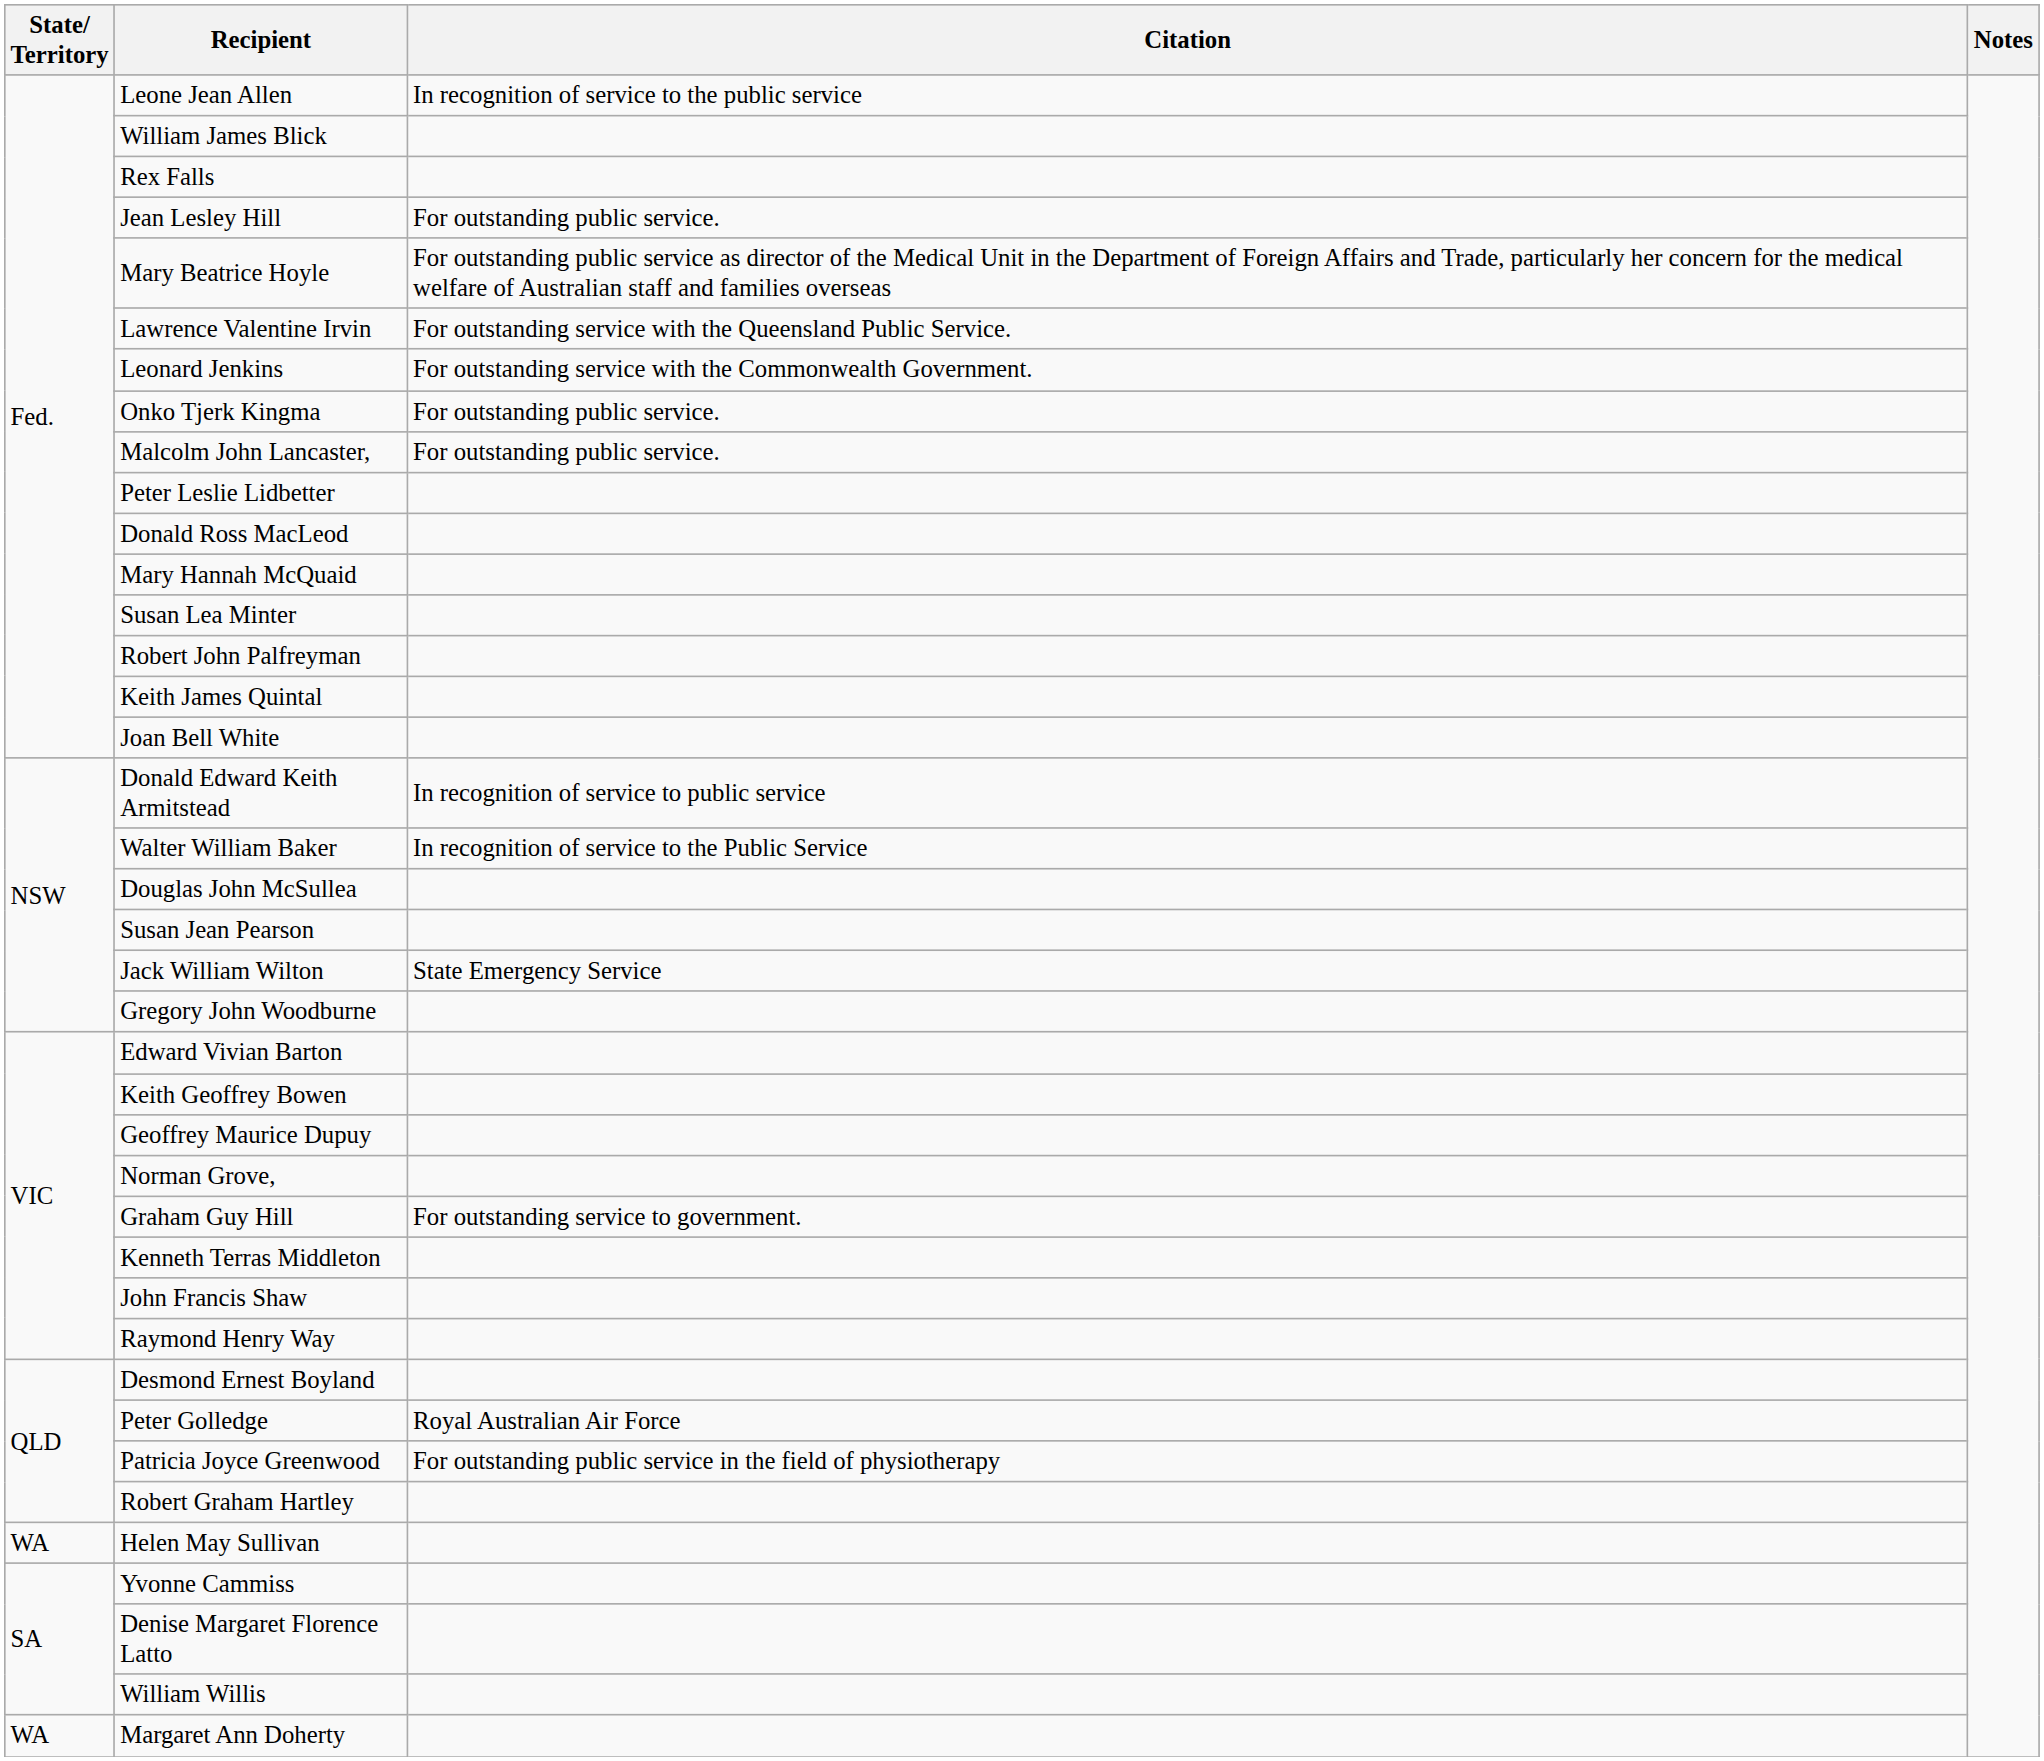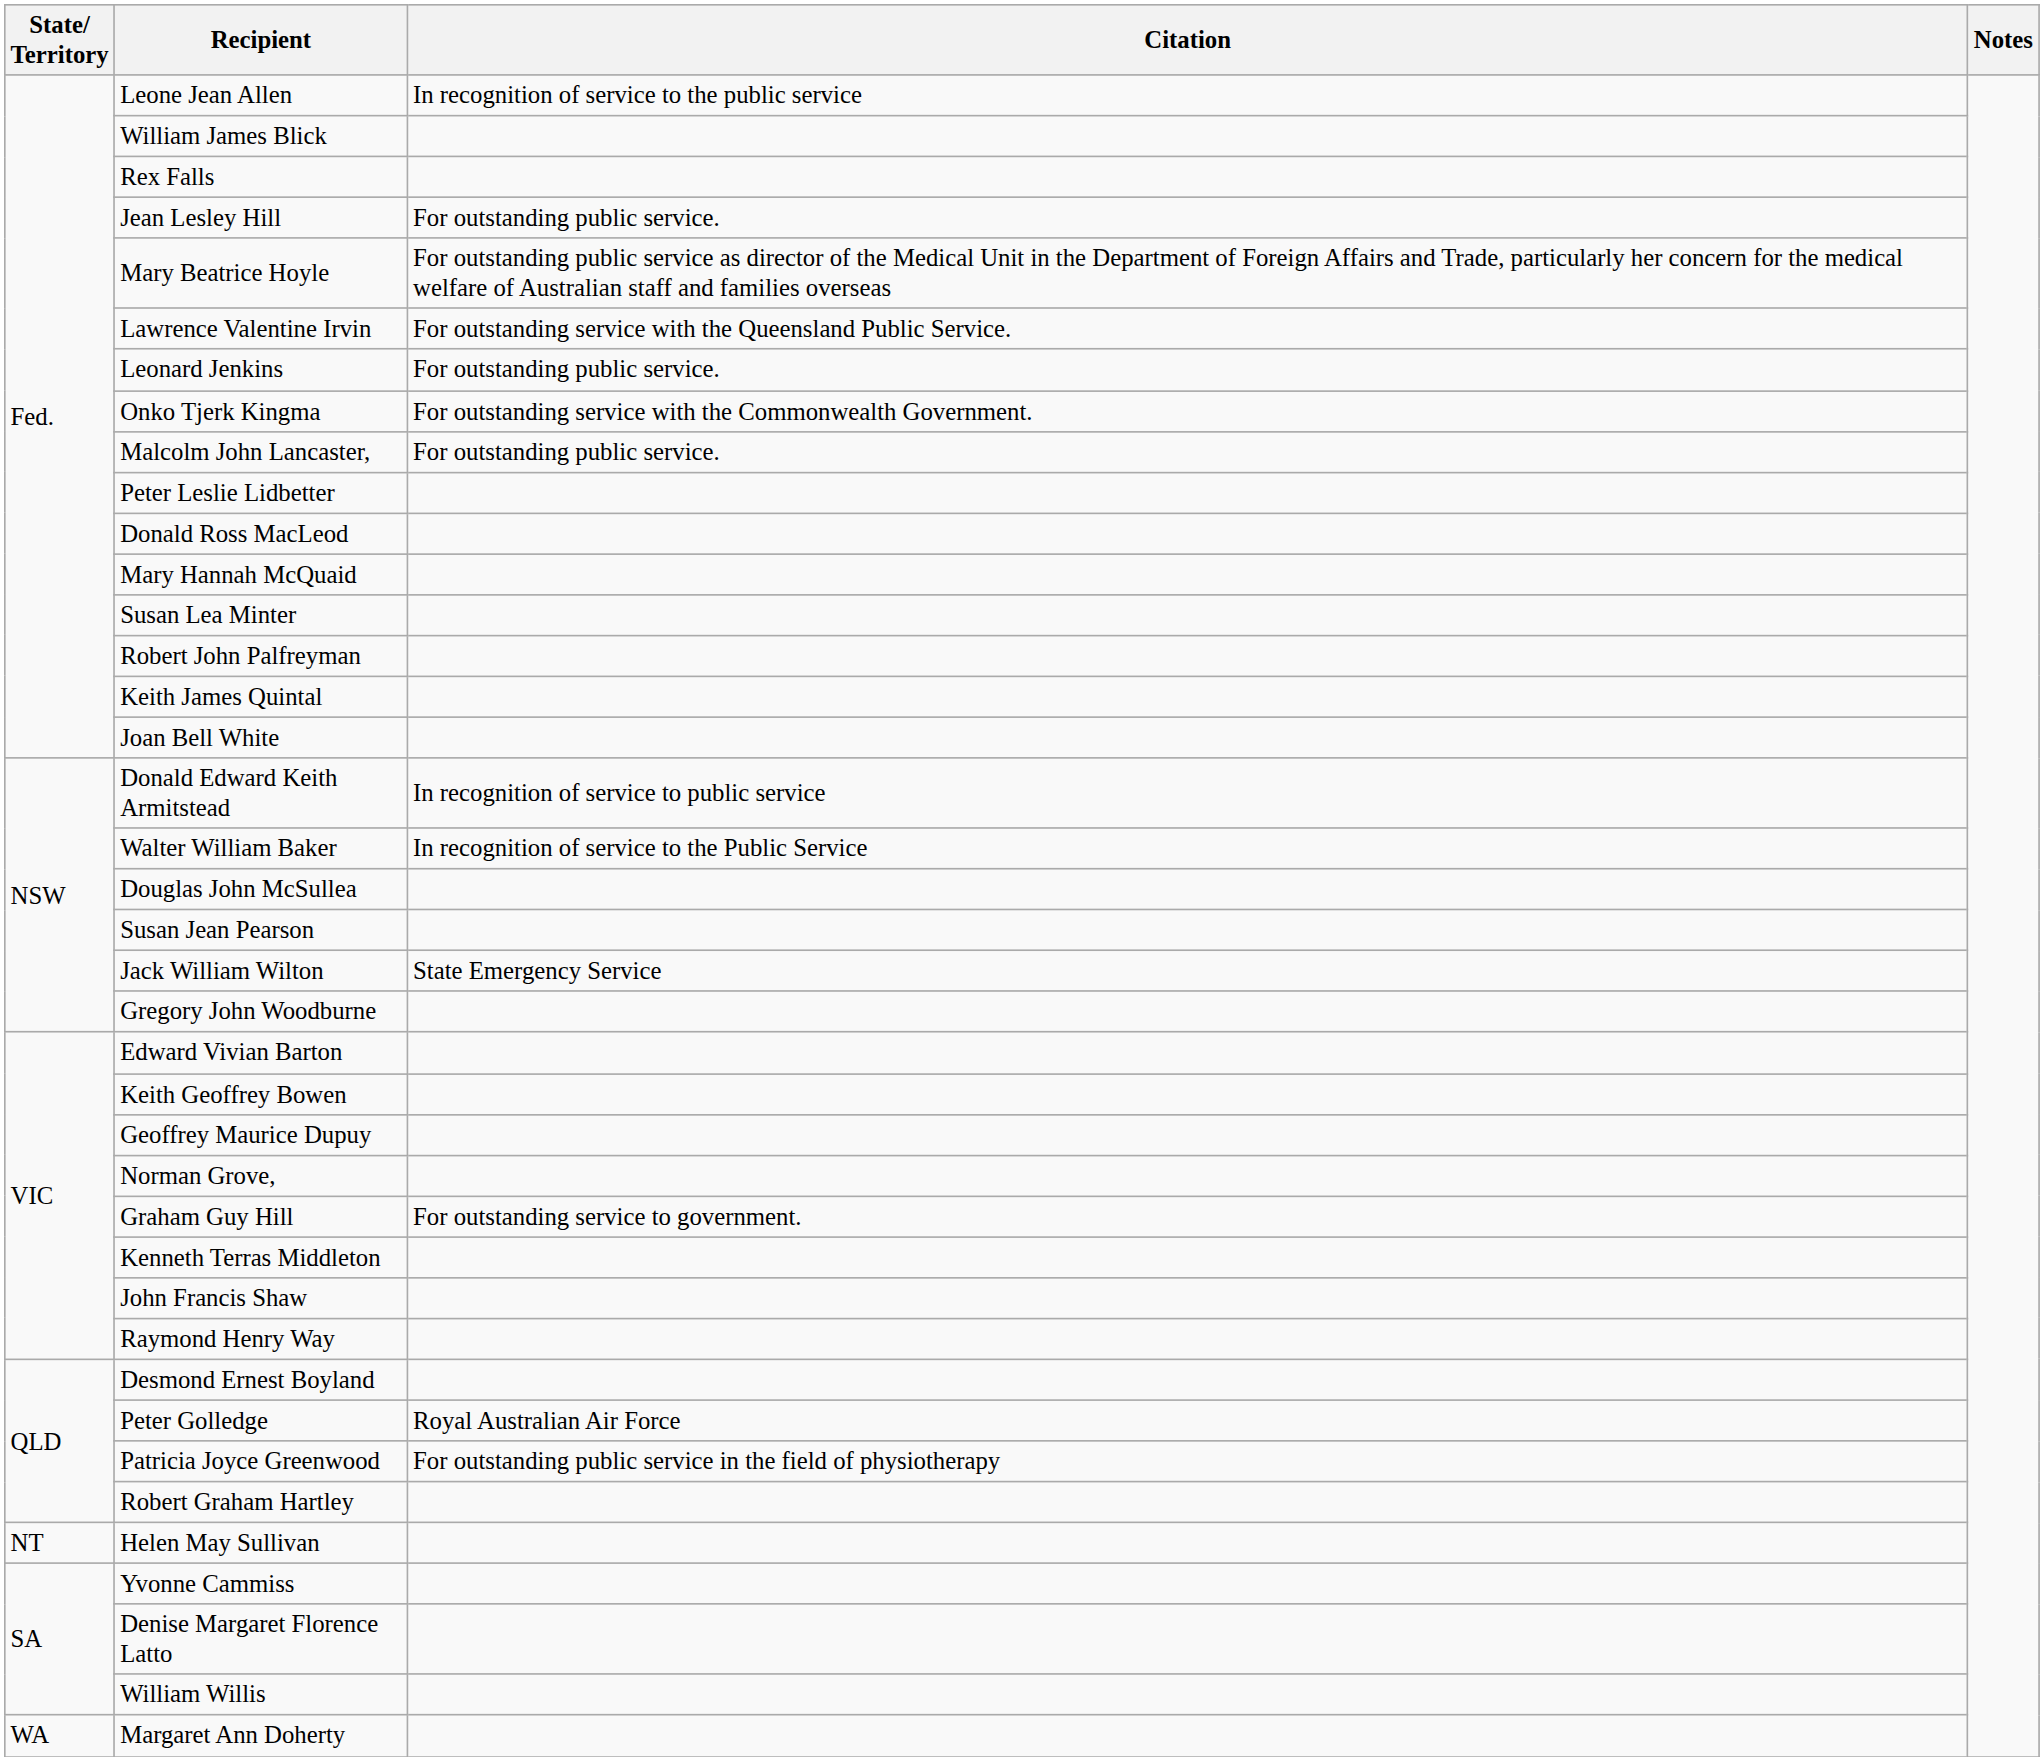(723, 369) For outstanding service with the Commonwealth Government. -> (566, 369) For outstanding public service.
(566, 410) For outstanding public service. -> (723, 410) For outstanding service with the Commonwealth Government.
(30, 1542) WA -> (27, 1542) NT
